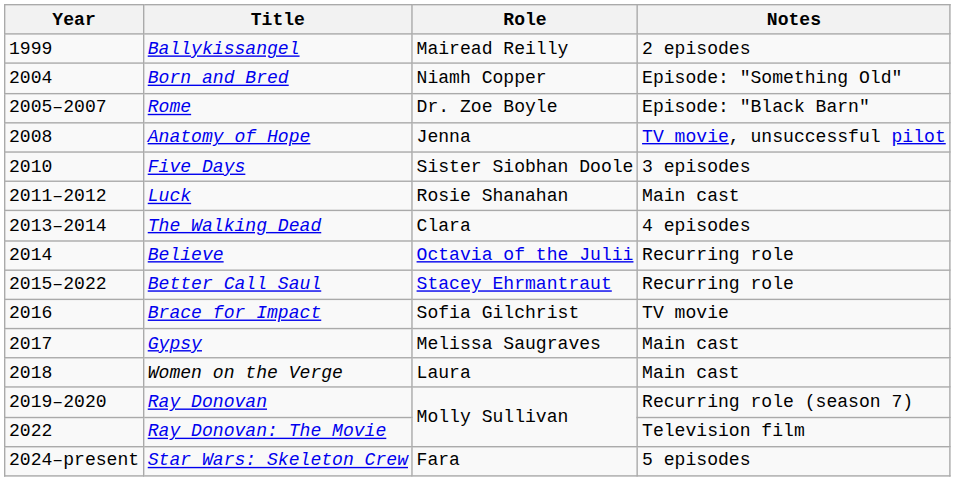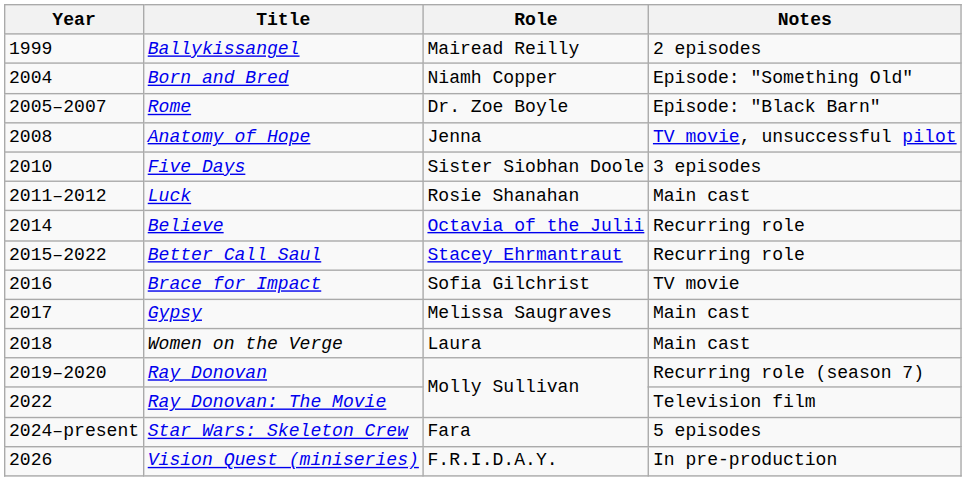- row: (234, 226)
+ row: (283, 461)
